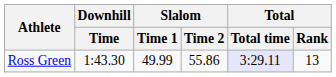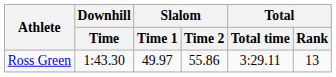(157, 61) 49.99 -> (157, 61) 49.97
(260, 61) lavender background -> (260, 61) no background
